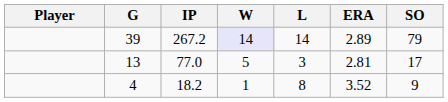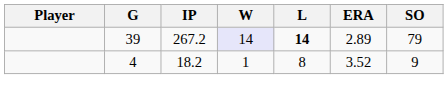(302, 39) normal -> (302, 39) bold
- row: (133, 62)
